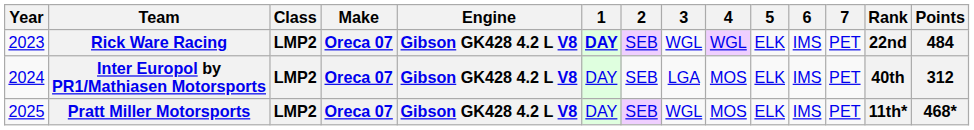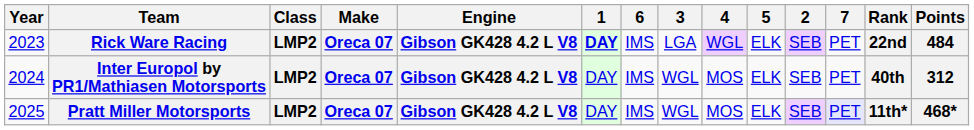columns swapped: (642, 17) <-> (807, 17)
(684, 42) WGL -> (680, 42) LGA
(684, 77) LGA -> (680, 77) WGL
(845, 111) no background -> (845, 111) lavender background
